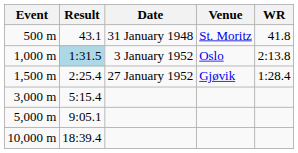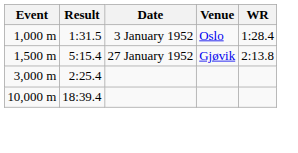- row: (40, 35)
(85, 55) lightblue background -> (85, 35) no background
(274, 55) 2:13.8 -> (258, 35) 1:28.4
(85, 76) 2:25.4 -> (85, 55) 5:15.4
(274, 76) 1:28.4 -> (258, 55) 2:13.8
(85, 96) 5:15.4 -> (85, 76) 2:25.4
- row: (35, 117)
